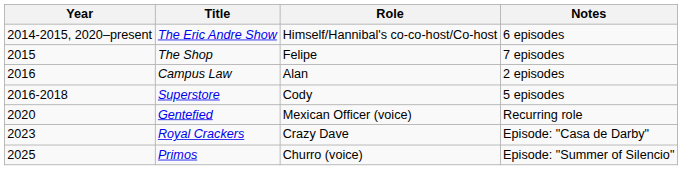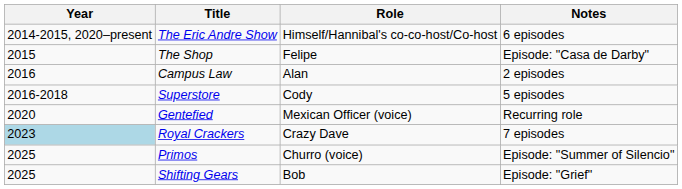(534, 54) 7 episodes -> (576, 54) Episode: "Casa de Darby"
(21, 134) no background -> (21, 134) lightblue background
(576, 134) Episode: "Casa de Darby" -> (534, 134) 7 episodes
+ row: (198, 174)
